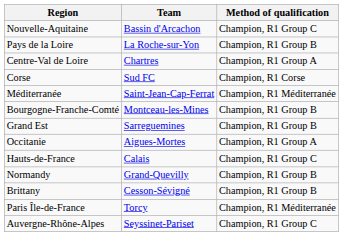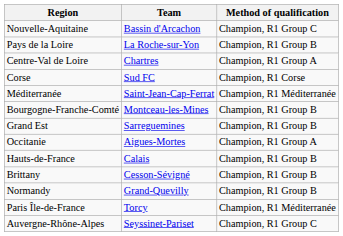(268, 158) Champion, R1 Group C -> (268, 158) Champion, R1 Group B
rows swapped: (29, 175) <-> (23, 191)
